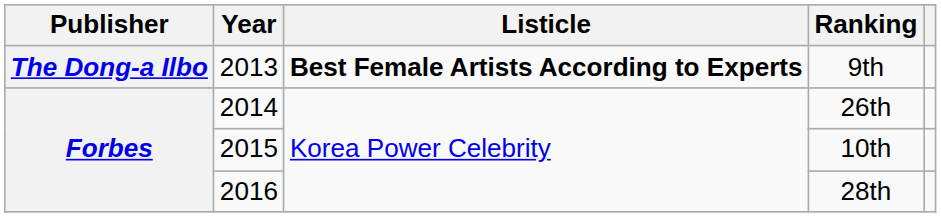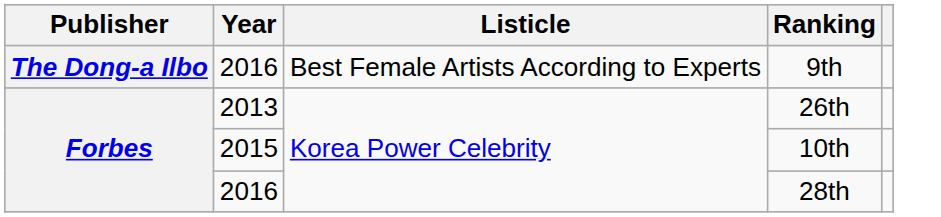(249, 66) 2013 -> (249, 66) 2016
(546, 66) bold -> (525, 66) normal
(249, 107) 2014 -> (249, 107) 2013
